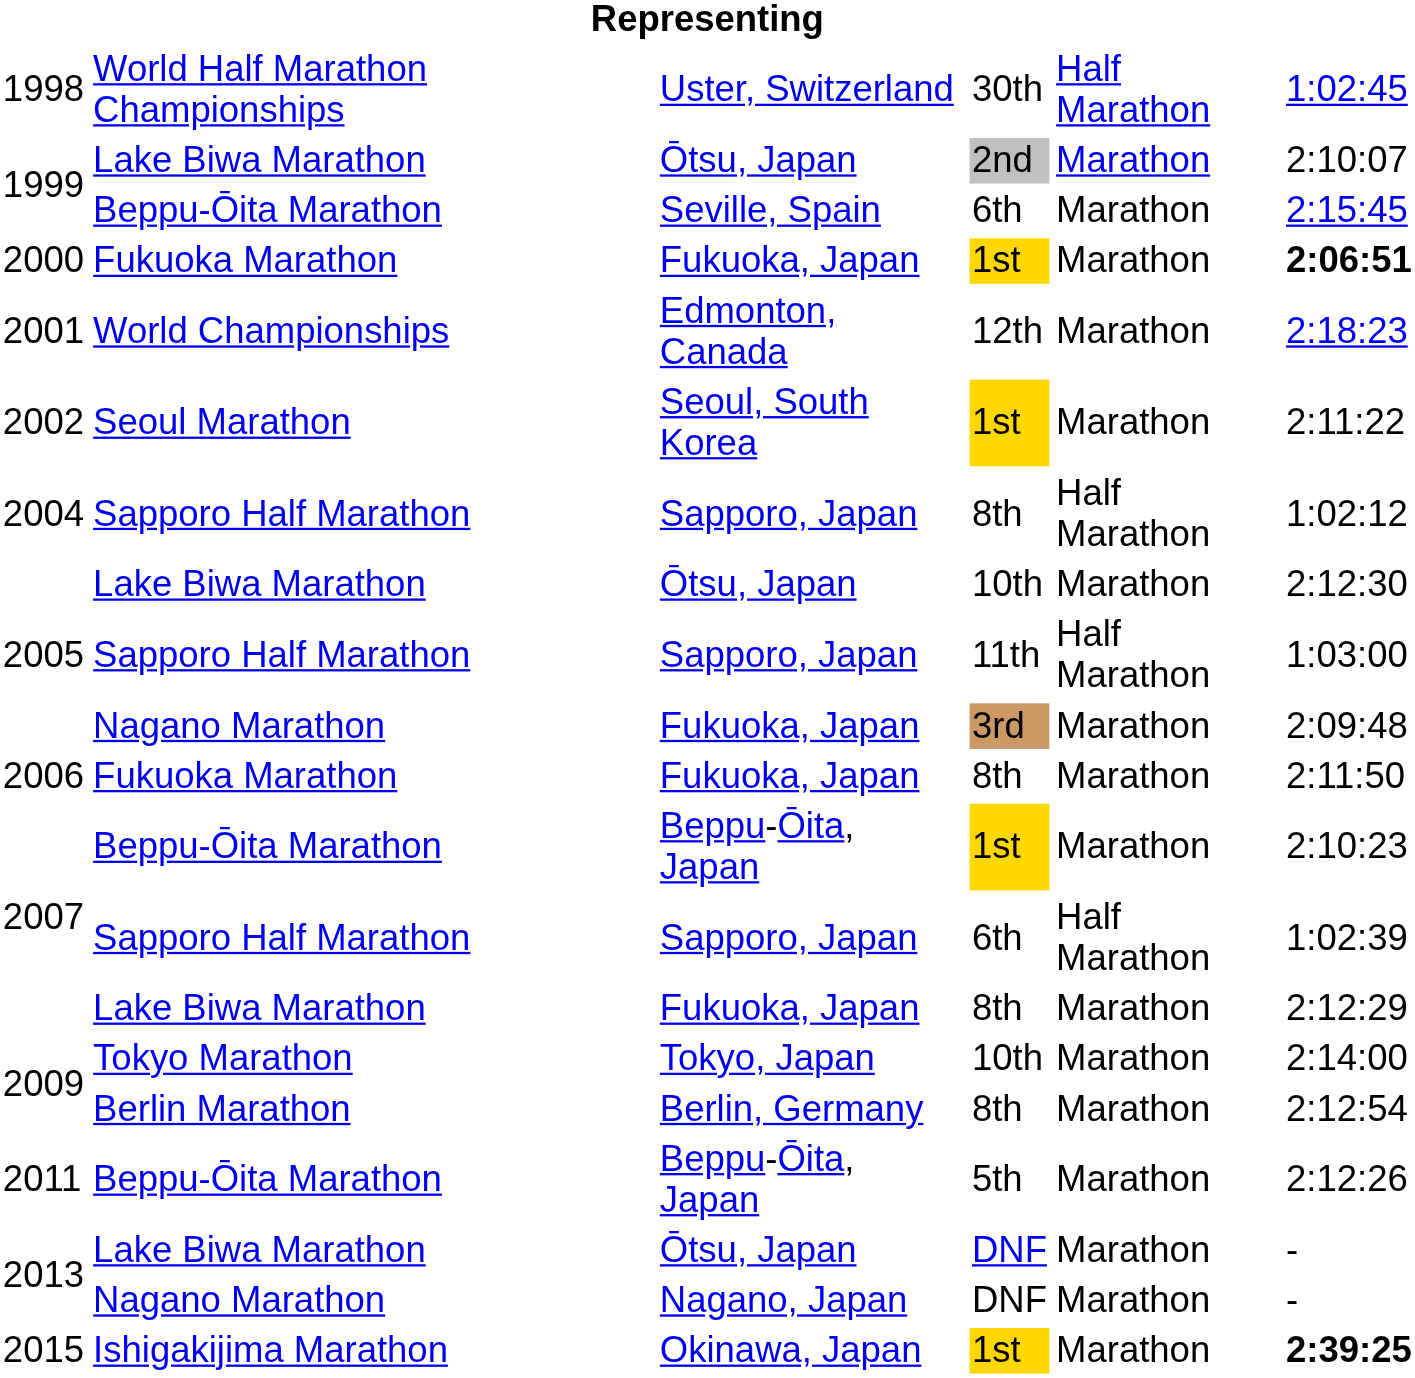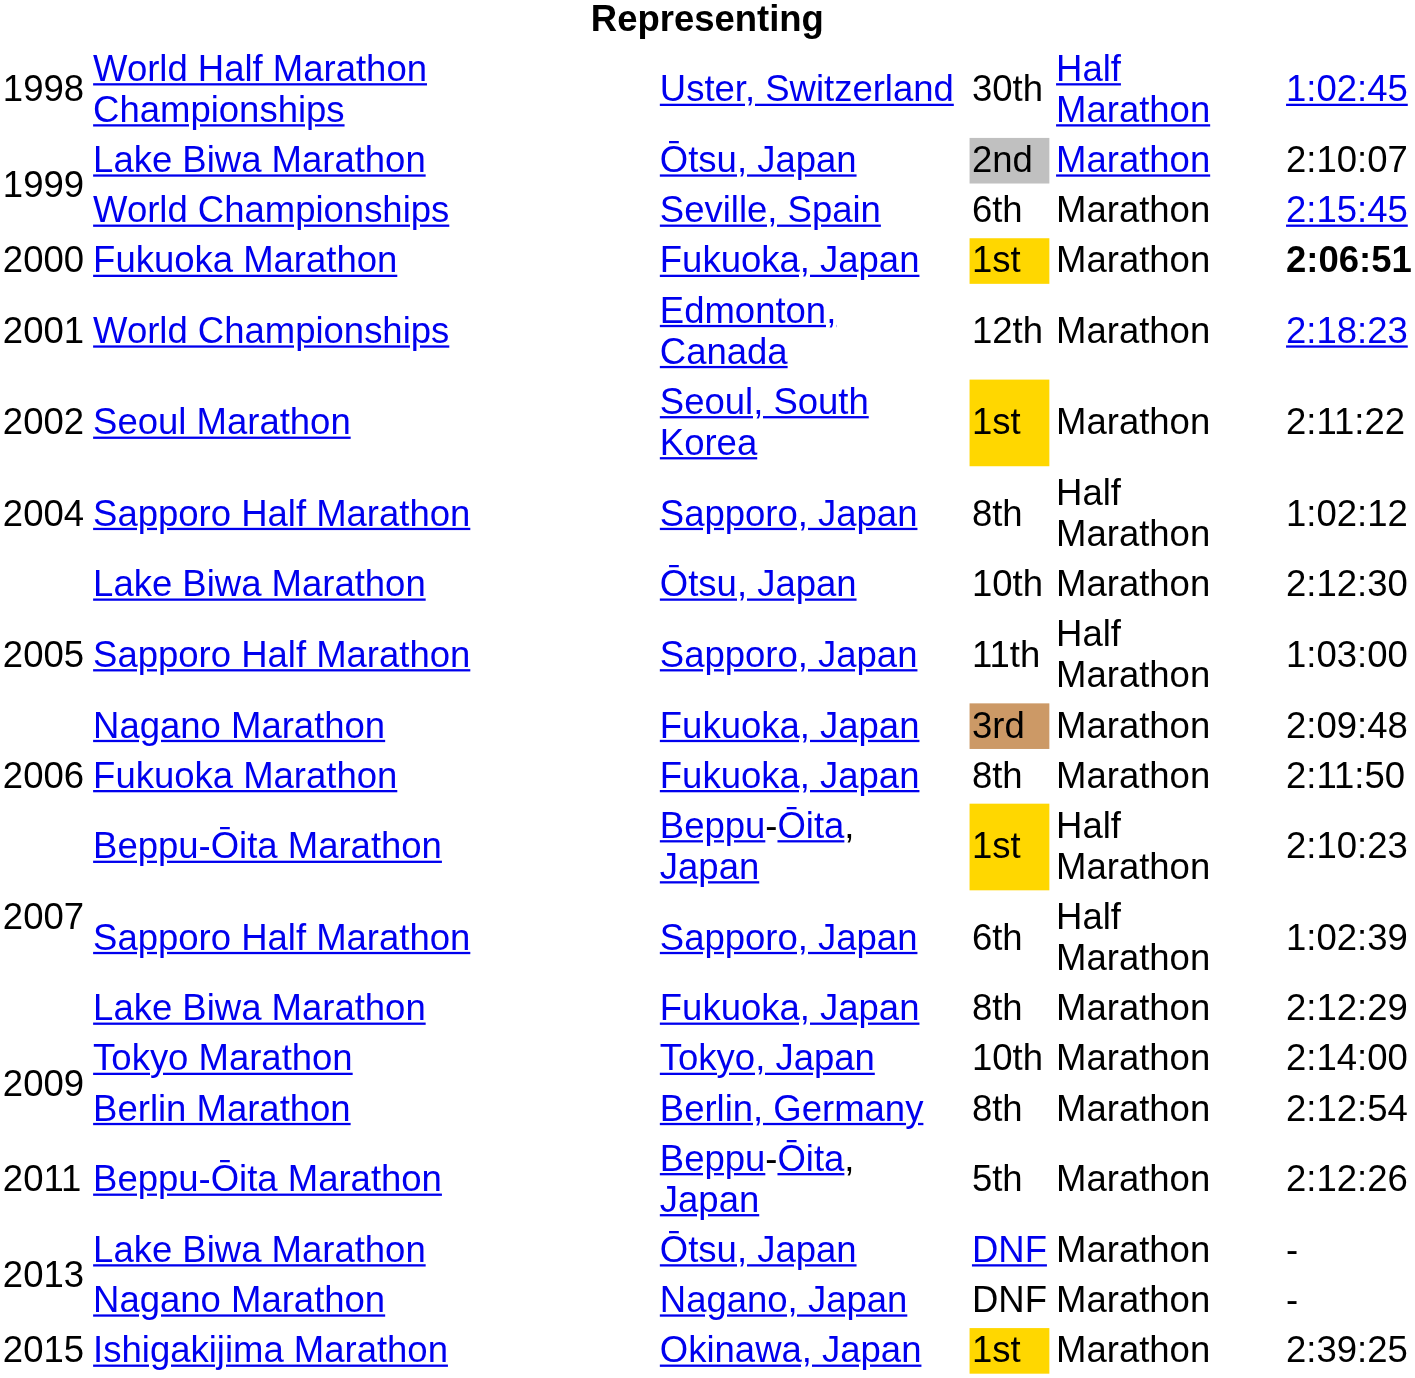(268, 210) Beppu-Ōita Marathon -> (271, 210) World Championships
(1133, 846) Marathon -> (1133, 846) Half Marathon
(1349, 1350) bold -> (1347, 1350) normal
